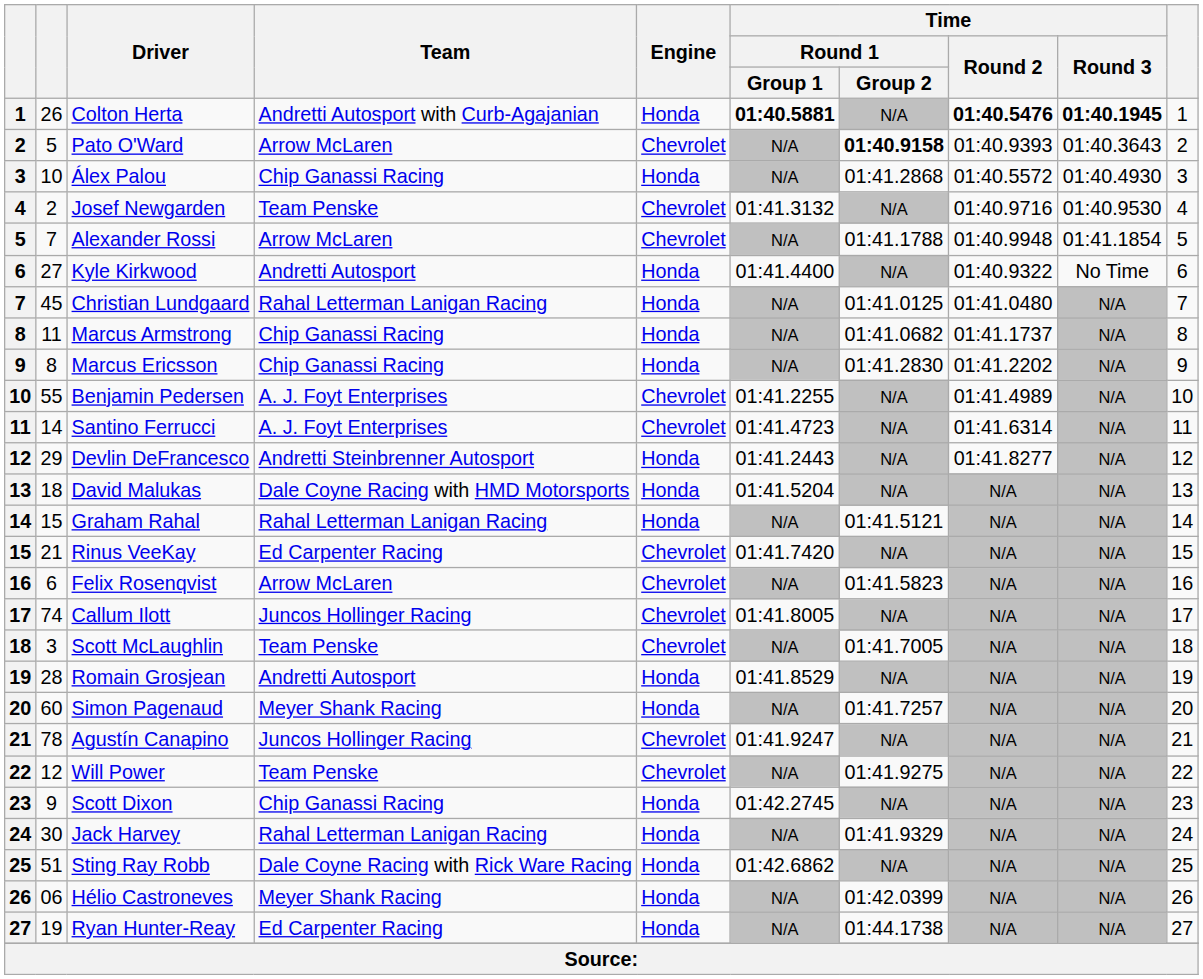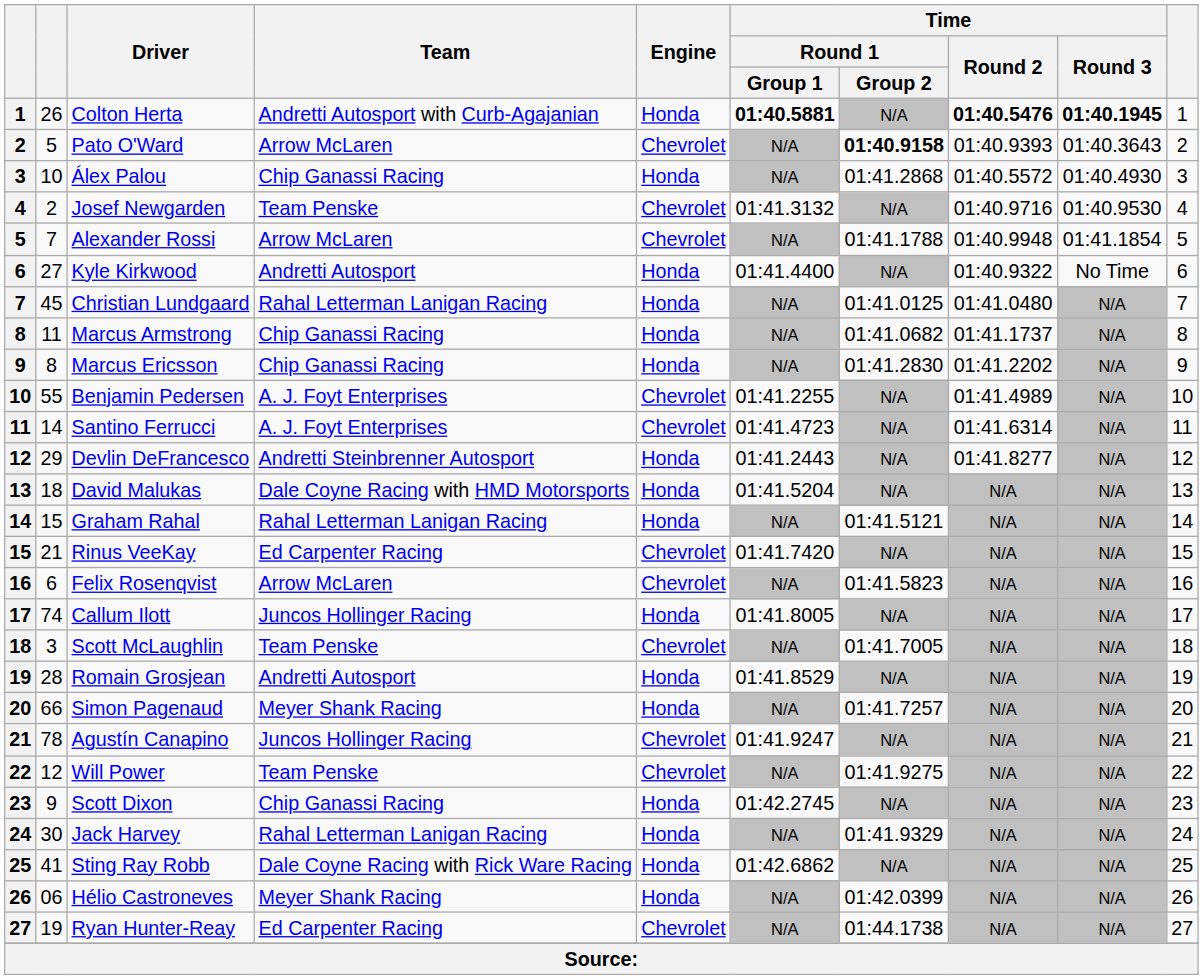(683, 615) Chevrolet -> (670, 615) Honda
(51, 709) 60 -> (51, 709) 66
(51, 865) 51 -> (51, 865) 41
(670, 928) Honda -> (683, 928) Chevrolet
